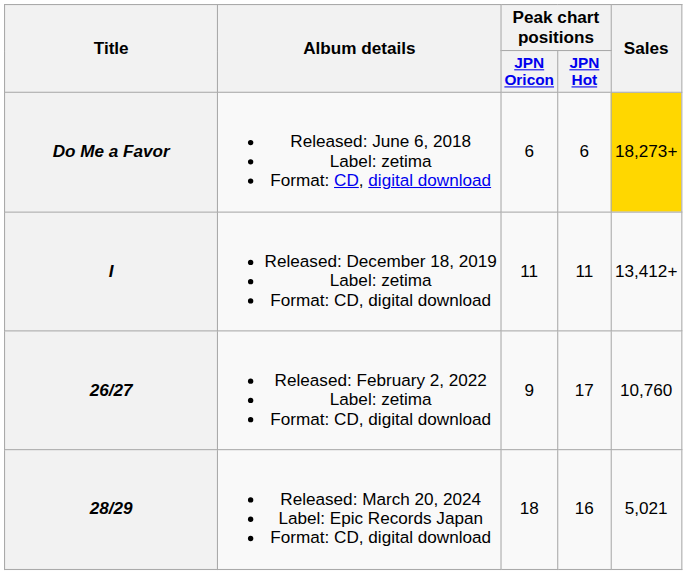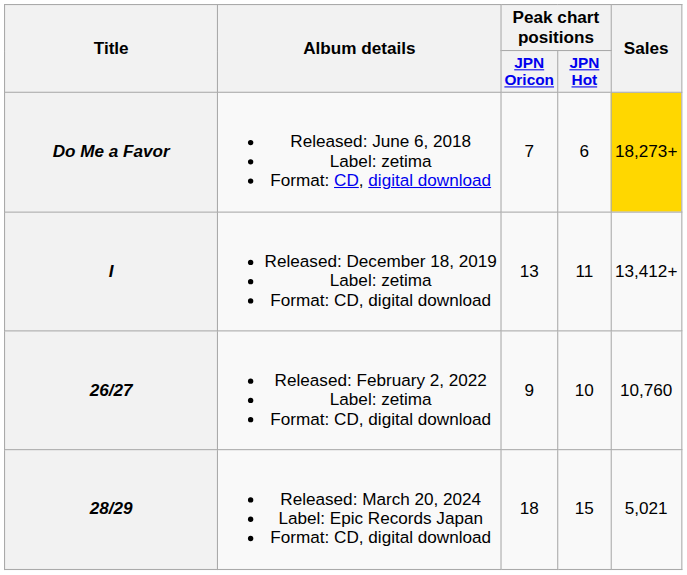(529, 151) 6 -> (529, 151) 7
(529, 271) 11 -> (529, 271) 13
(584, 390) 17 -> (584, 390) 10
(584, 509) 16 -> (584, 509) 15
